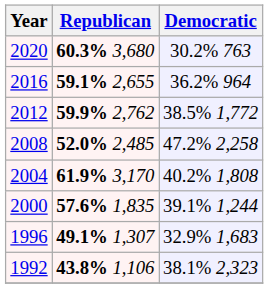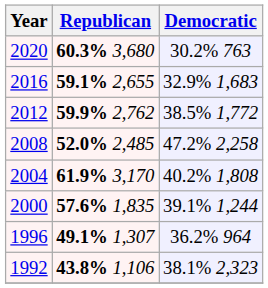(211, 82) 36.2% 964 -> (211, 82) 32.9% 1,683
(211, 236) 32.9% 1,683 -> (211, 236) 36.2% 964
